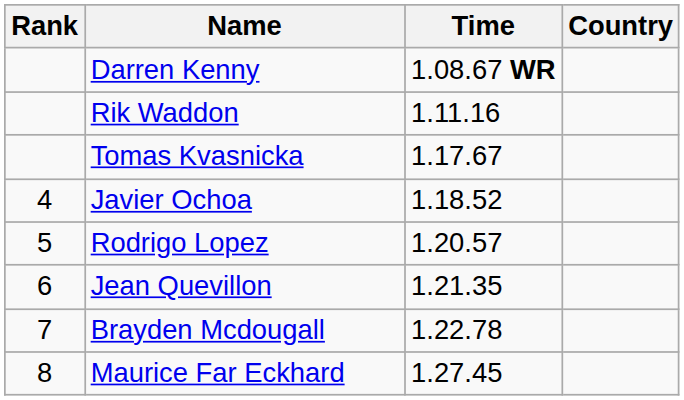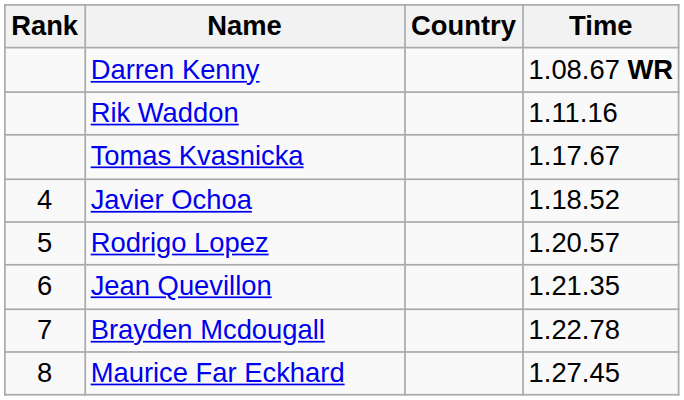columns swapped: (621, 26) <-> (483, 26)
